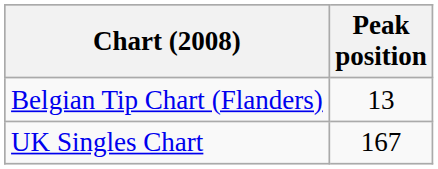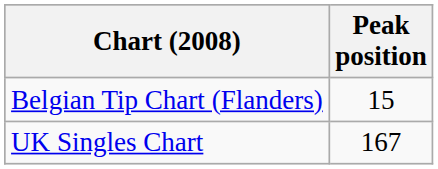(381, 99) 13 -> (381, 99) 15
